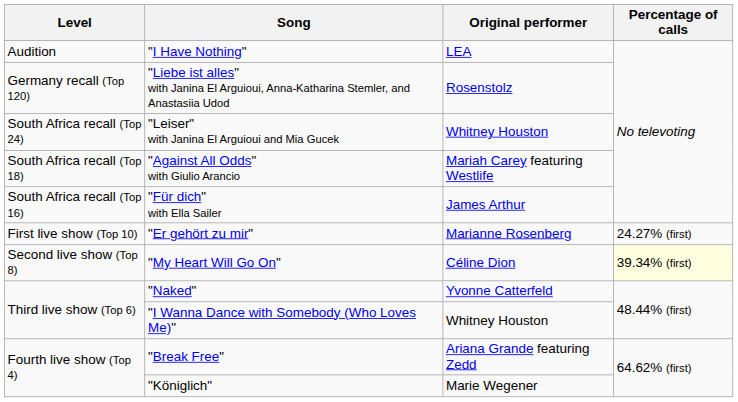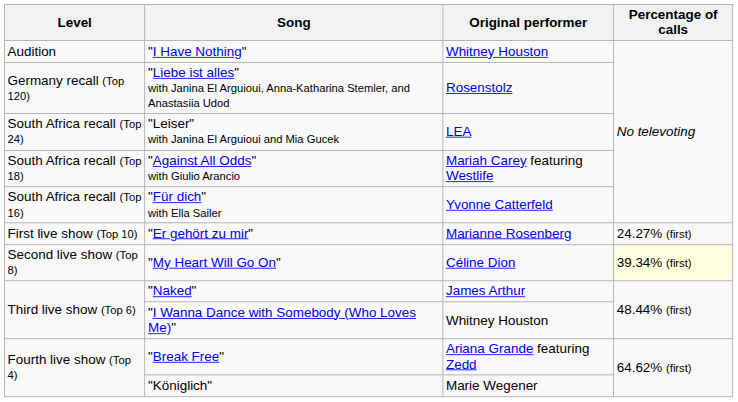(459, 51) LEA -> (497, 51) Whitney Houston
(497, 132) Whitney Houston -> (459, 132) LEA
(486, 204) James Arthur -> (499, 204) Yvonne Catterfeld
(499, 291) Yvonne Catterfeld -> (486, 291) James Arthur
